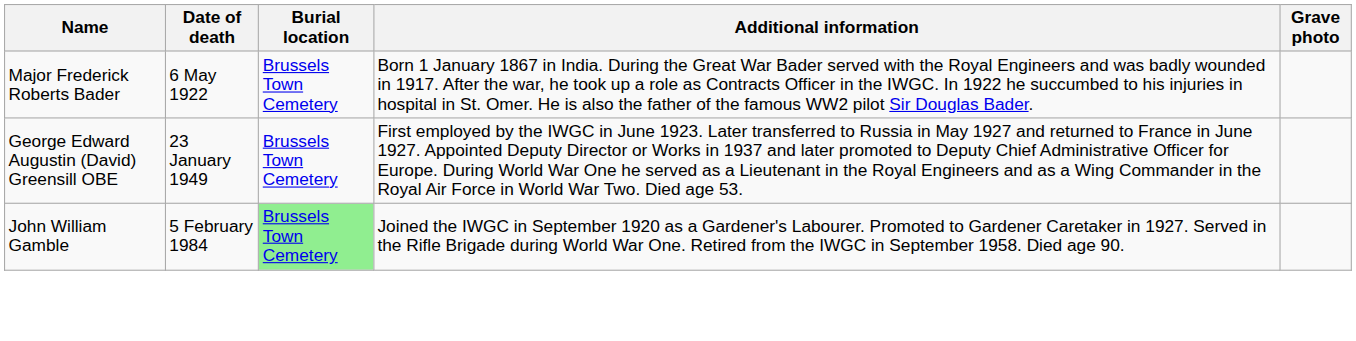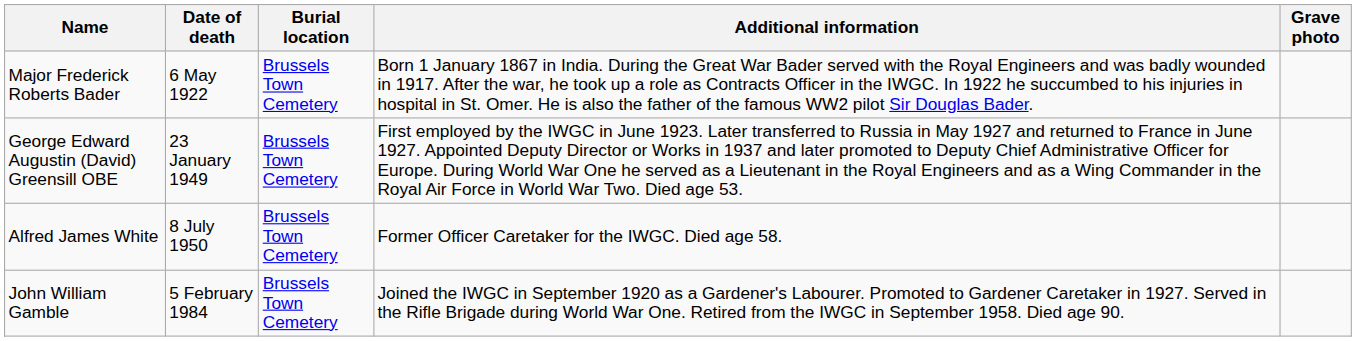+ row: (83, 236)
(300, 236) lightgreen background -> (300, 302) no background
